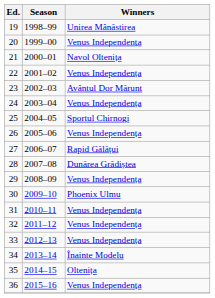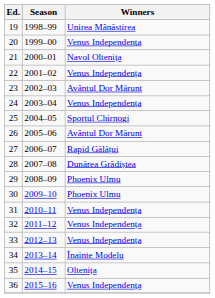(104, 134) Venus Independența -> (105, 134) Avântul Dor Mărunt
(104, 179) Venus Independența -> (94, 179) Phoenix Ulmu
